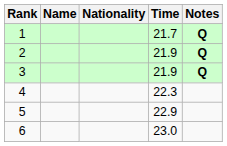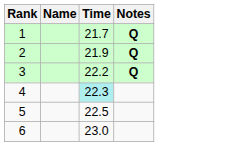- column: (114, 14)
(165, 72) 21.9 -> (97, 72) 22.2
(165, 92) no background -> (97, 92) paleturquoise background
(165, 111) 22.9 -> (97, 111) 22.5
